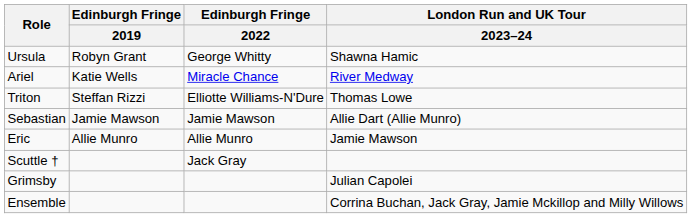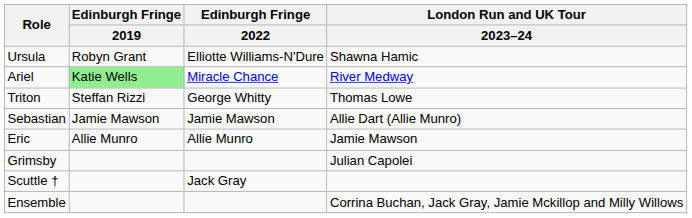(229, 56) George Whitty -> (256, 56) Elliotte Williams-N'Dure
(105, 77) no background -> (105, 77) lightgreen background
(256, 98) Elliotte Williams-N'Dure -> (229, 98) George Whitty
rows swapped: (32, 181) <-> (33, 160)
